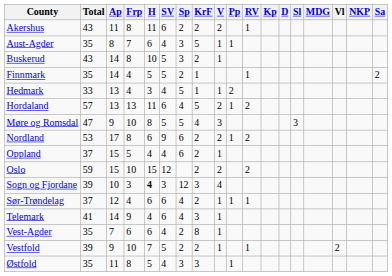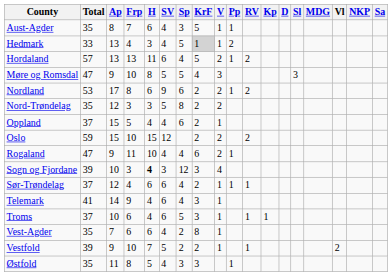- row: (25, 28)
- row: (26, 59)
- row: (26, 75)
(197, 91) no background -> (197, 43) lightgrey background
+ row: (39, 106)
+ row: (26, 153)
+ row: (19, 216)
